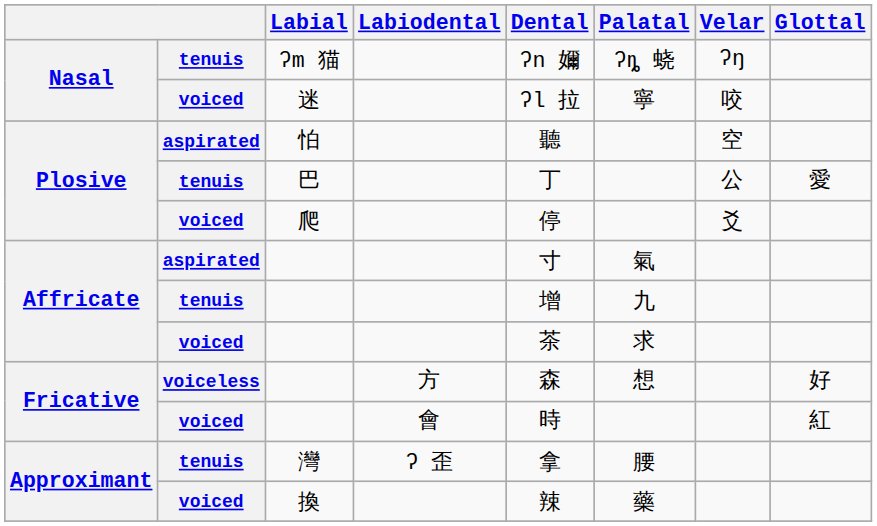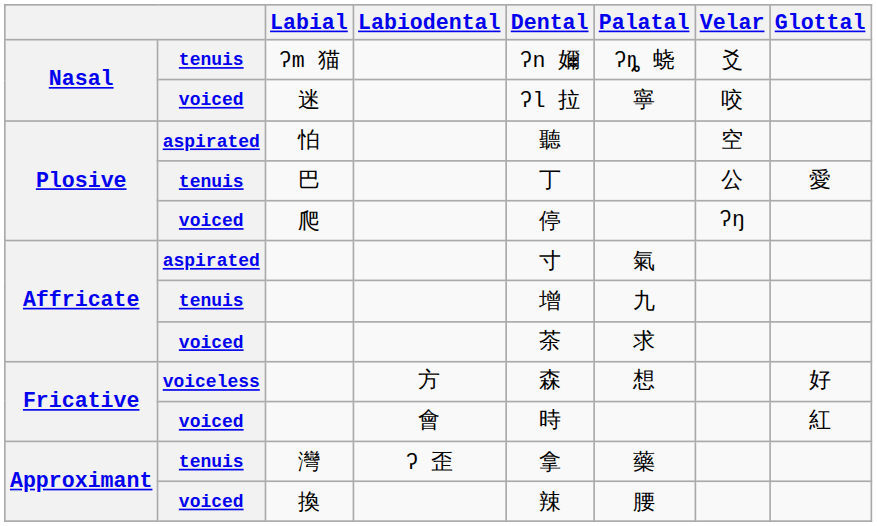(732, 60) ʔŋ -> (732, 61) 爻
(732, 222) 爻 -> (732, 221) ʔŋ
(644, 462) 腰 -> (644, 462) 藥
(644, 503) 藥 -> (644, 503) 腰
